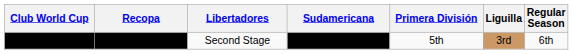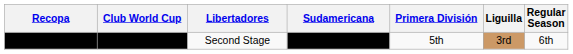columns swapped: (50, 18) <-> (141, 18)
